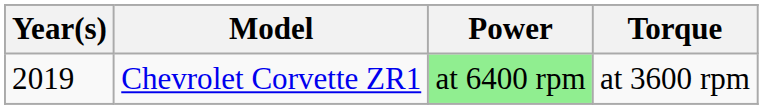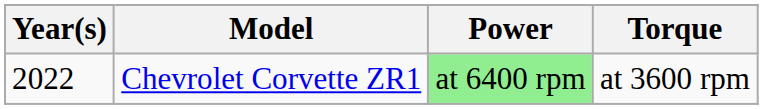(43, 78) 2019 -> (43, 78) 2022
